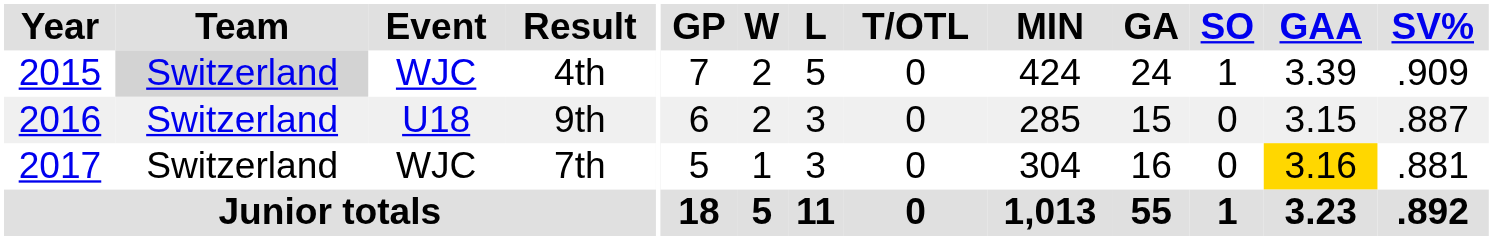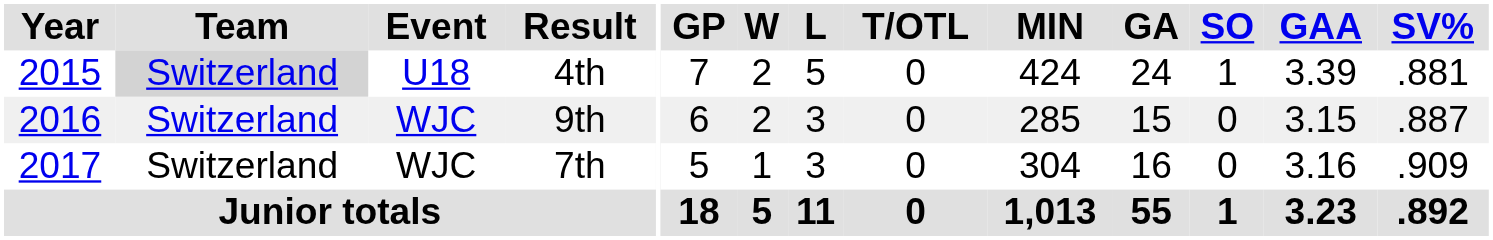(436, 72) WJC -> (436, 72) U18
(1433, 72) .909 -> (1433, 72) .881
(436, 119) U18 -> (436, 119) WJC
(1321, 165) gold background -> (1321, 165) no background
(1433, 165) .881 -> (1433, 165) .909
